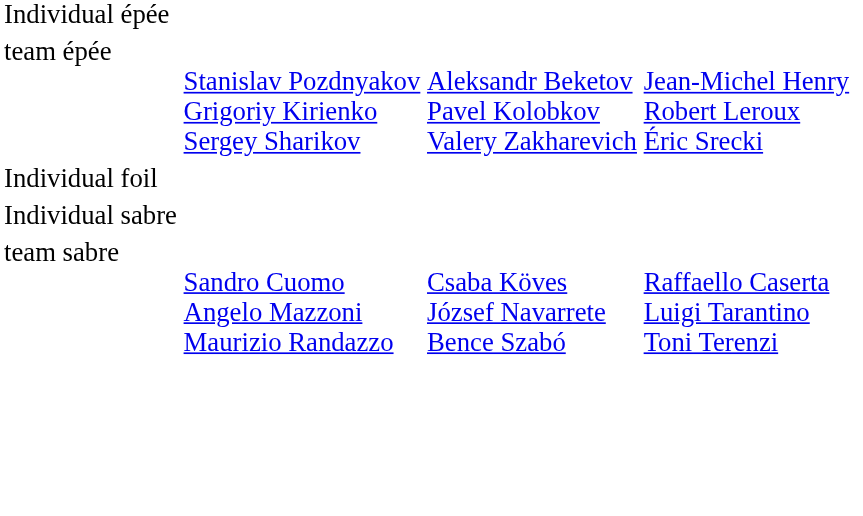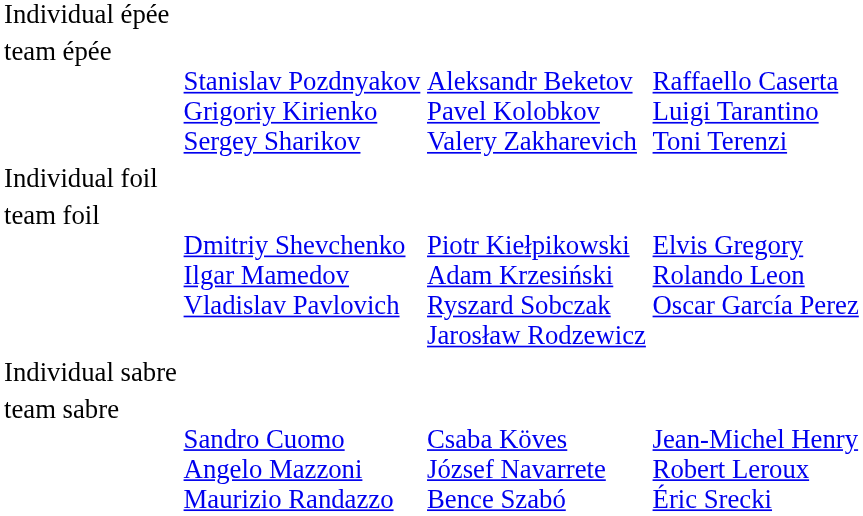(746, 111) Jean-Michel Henry Robert Leroux Éric Srecki -> (745, 111) Raffaello Caserta Luigi Tarantino Toni Terenzi
+ row: (52, 215)
(737, 311) Raffaello Caserta Luigi Tarantino Toni Terenzi -> (755, 468) Jean-Michel Henry Robert Leroux Éric Srecki
